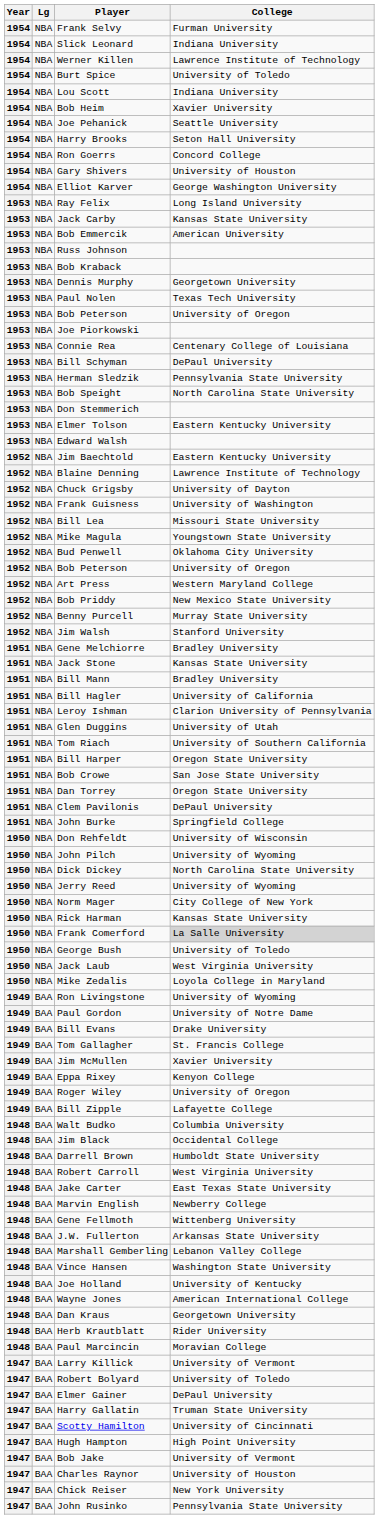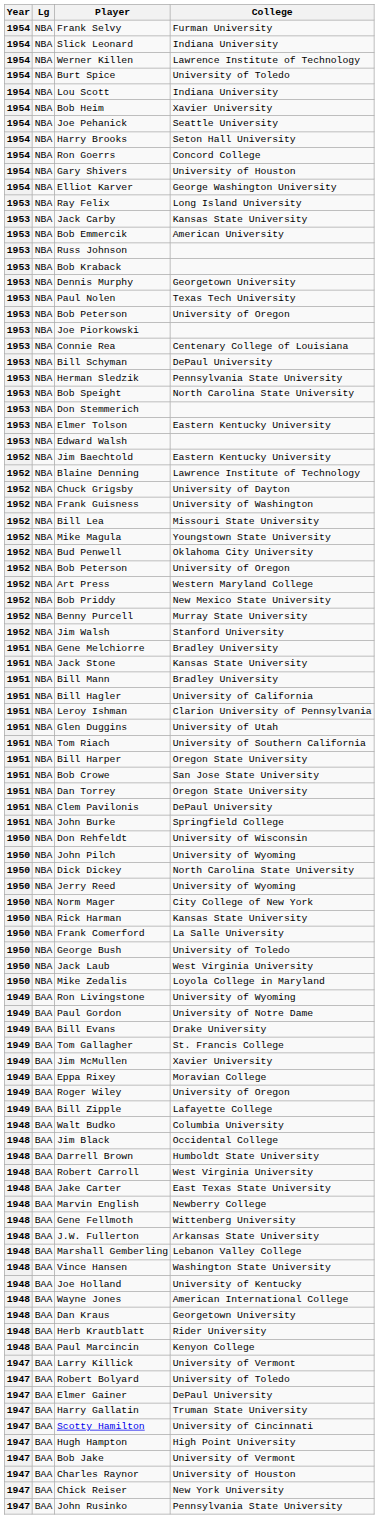(228, 934) lightgrey background -> (228, 934) no background
(214, 1077) Kenyon College -> (220, 1077) Moravian College
(220, 1347) Moravian College -> (214, 1347) Kenyon College
